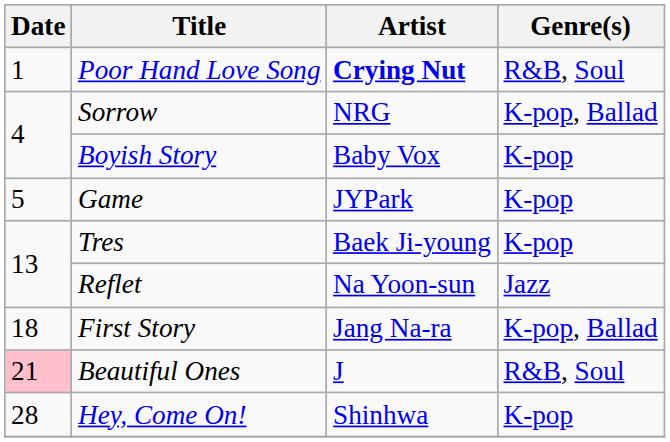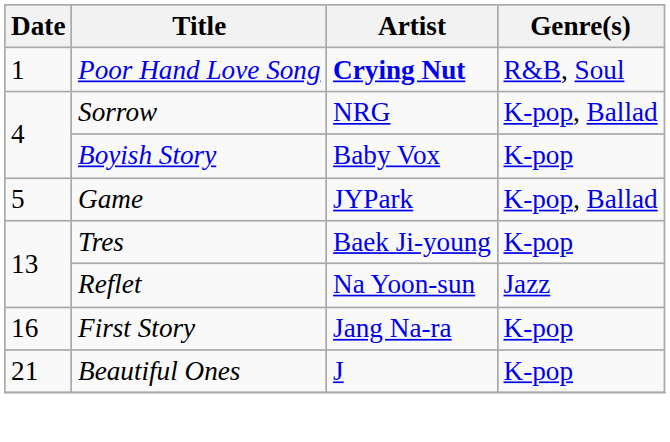(538, 198) K-pop -> (581, 198) K-pop, Ballad
(25, 328) 18 -> (25, 328) 16
(581, 328) K-pop, Ballad -> (538, 328) K-pop
(25, 371) pink background -> (25, 371) no background
(564, 371) R&B, Soul -> (538, 371) K-pop
- row: (162, 414)
